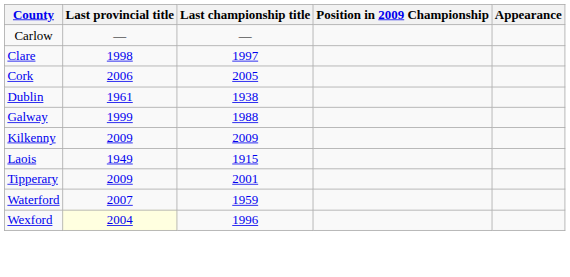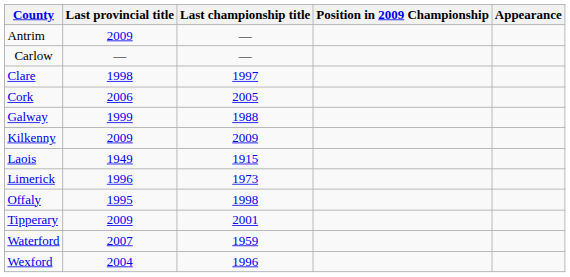+ row: (26, 35)
- row: (25, 96)
+ row: (31, 179)
+ row: (24, 199)
(120, 220) lightyellow background -> (120, 261) no background
